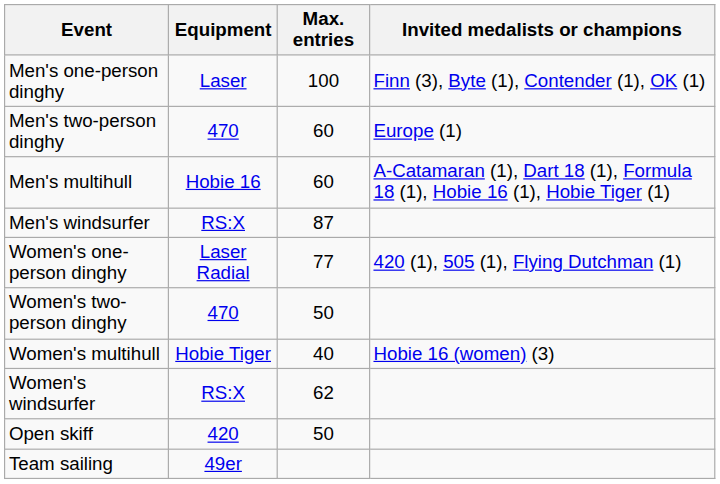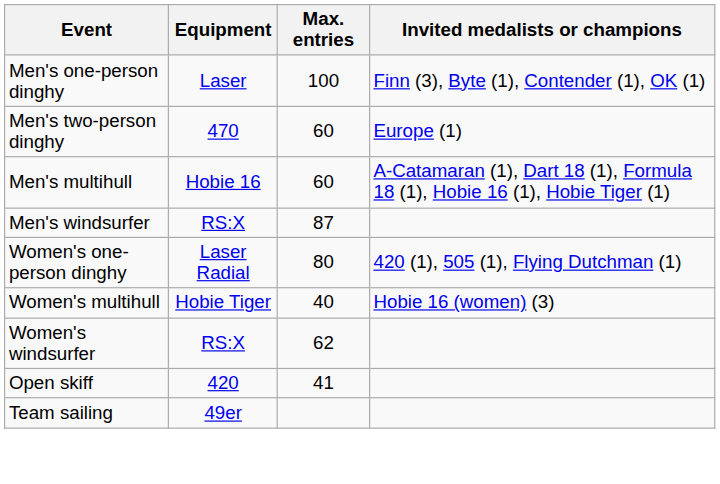(323, 262) 77 -> (323, 262) 80
- row: (68, 313)
(323, 433) 50 -> (323, 383) 41
